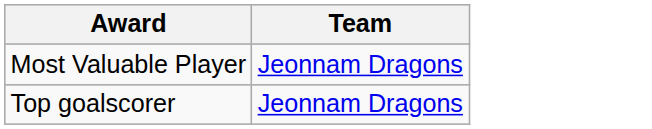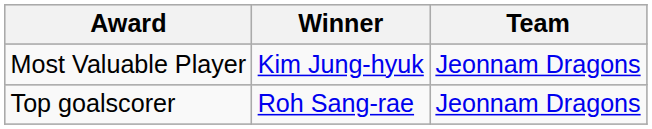+ column: (341, 24)
